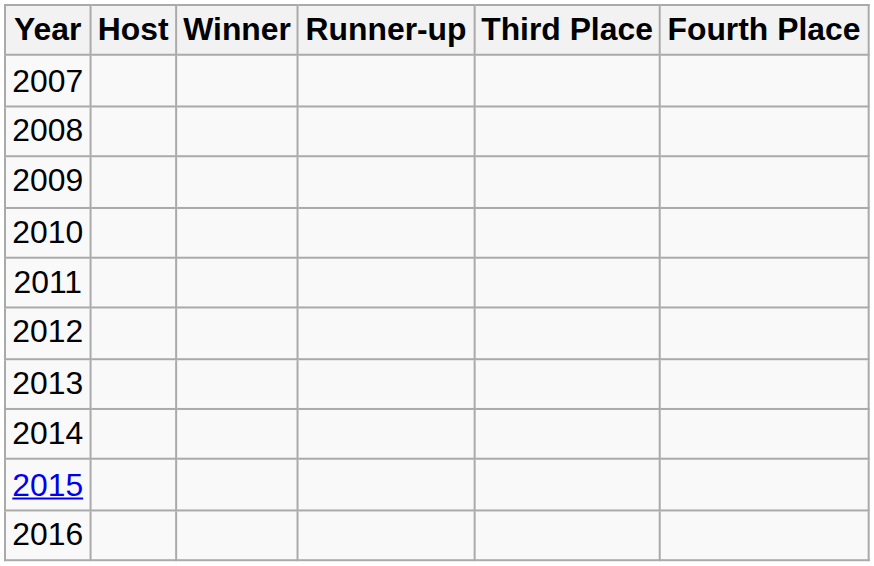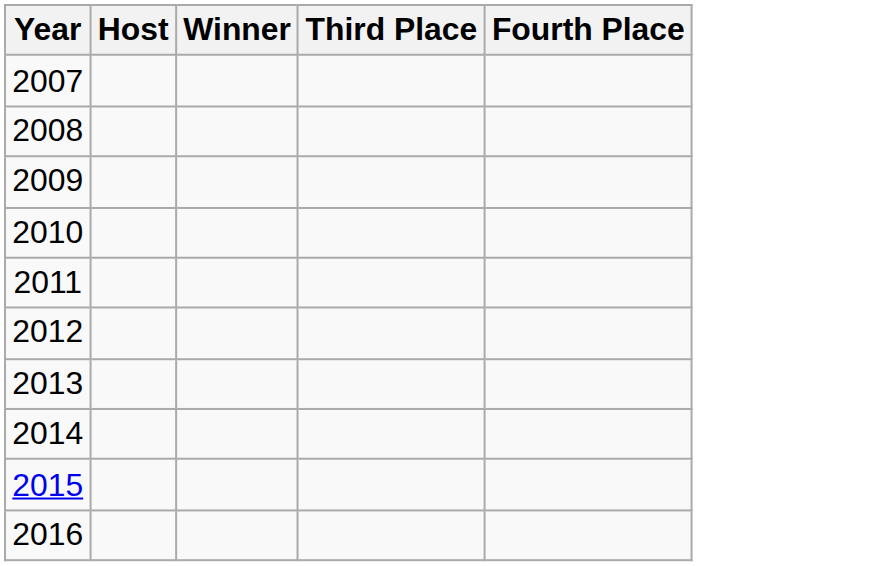- column: (386, 29)
